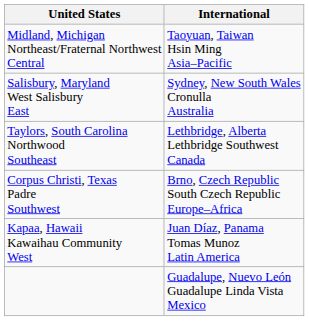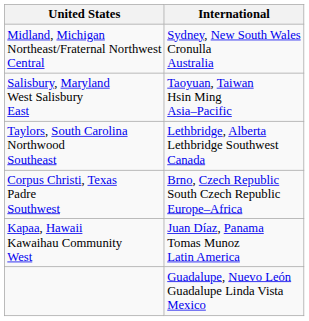(210, 48) Taoyuan, Taiwan Hsin Ming Asia–Pacific -> (234, 48) Sydney, New South Wales Cronulla Australia
(234, 97) Sydney, New South Wales Cronulla Australia -> (210, 97) Taoyuan, Taiwan Hsin Ming Asia–Pacific
